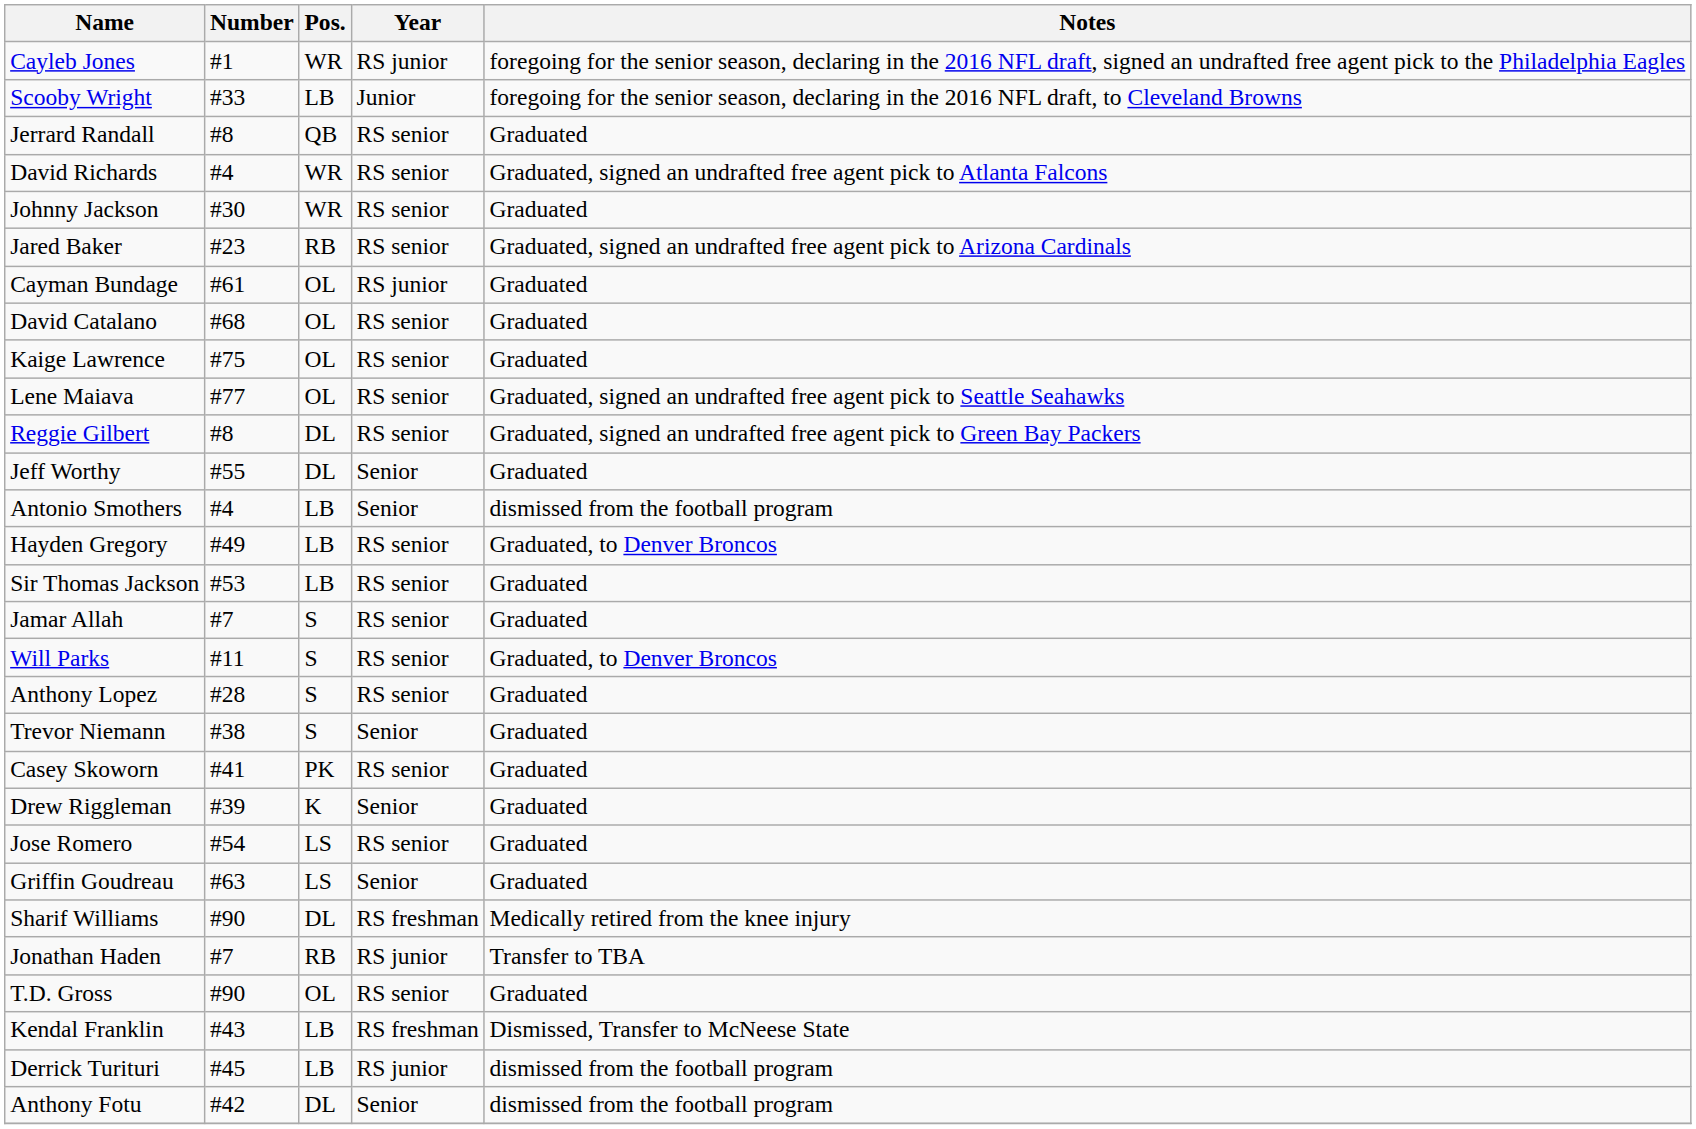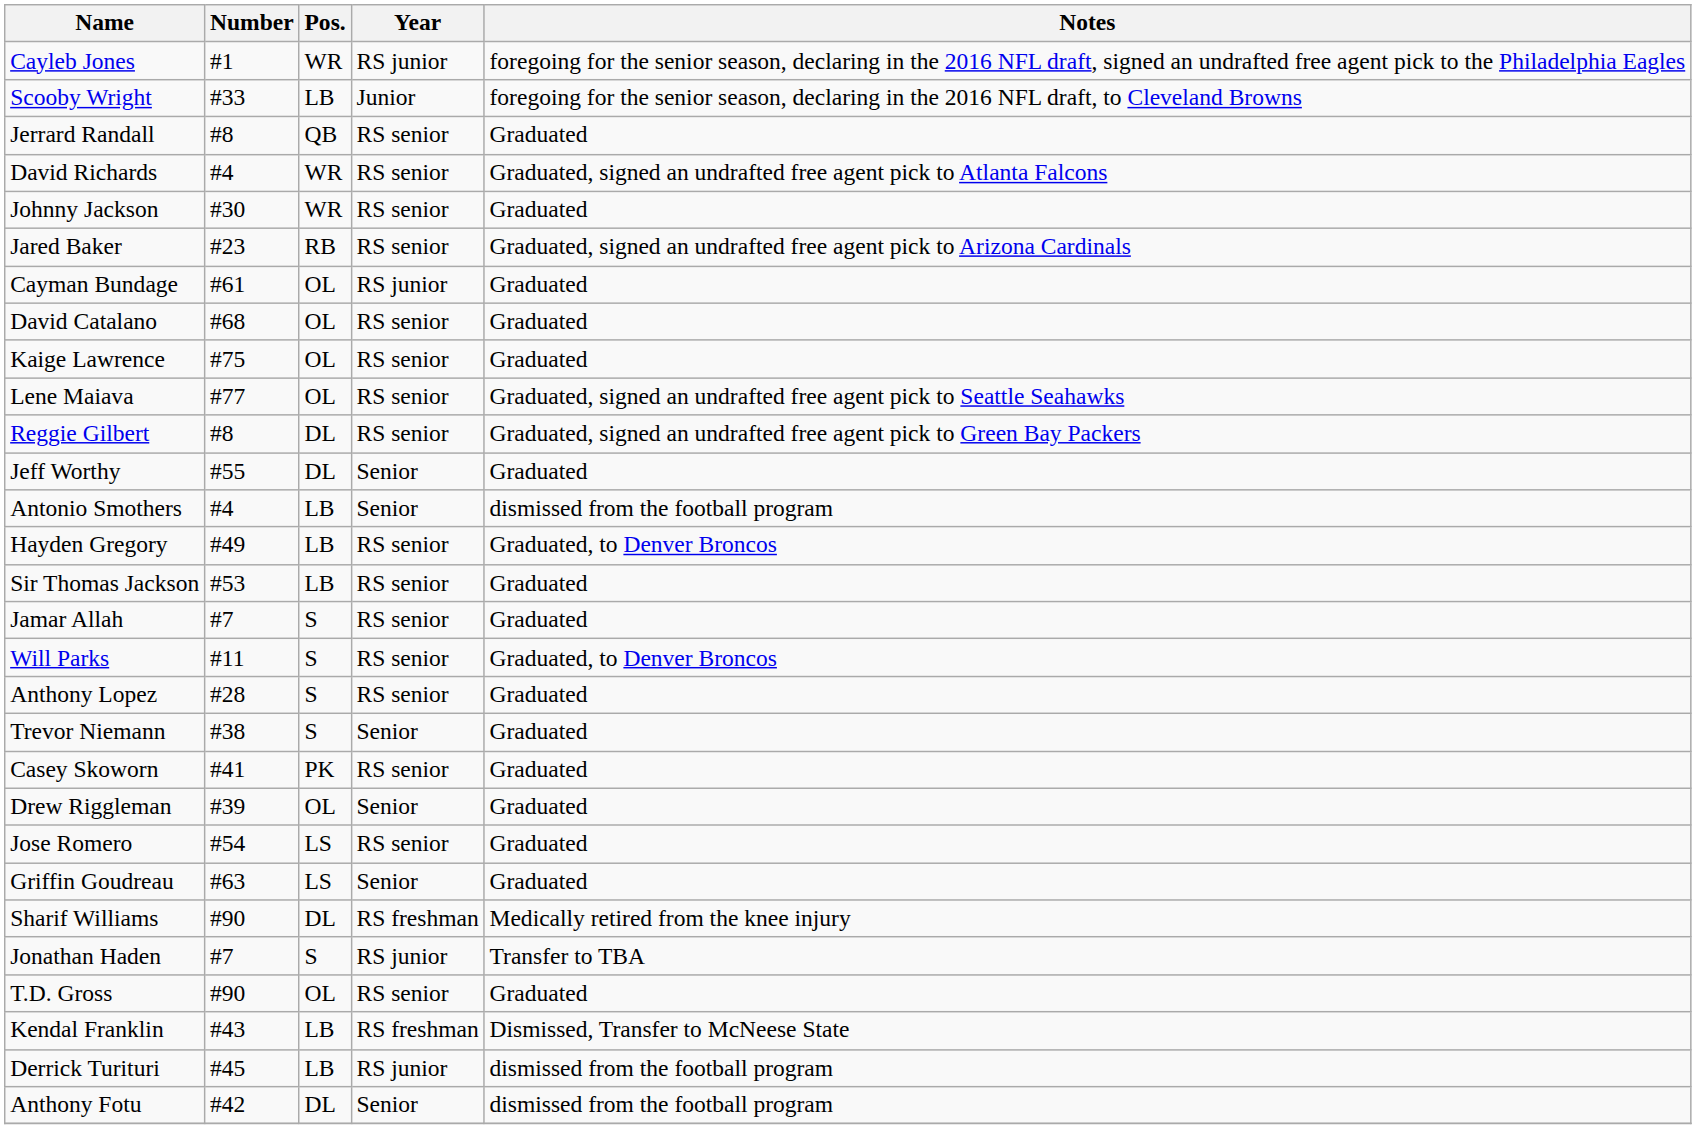(313, 806) K -> (320, 806) OL
(320, 955) RB -> (311, 955) S
